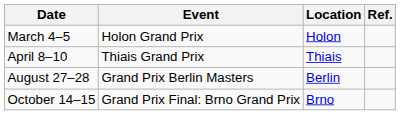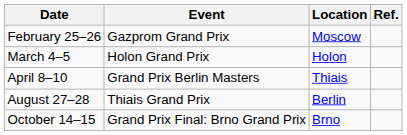+ row: (54, 36)
(153, 57) Thiais Grand Prix -> (183, 78) Grand Prix Berlin Masters
(177, 78) Grand Prix Berlin Masters -> (159, 99) Thiais Grand Prix
